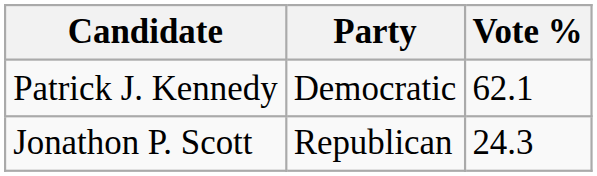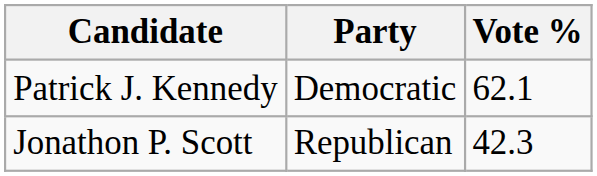(503, 142) 24.3 -> (503, 142) 42.3
